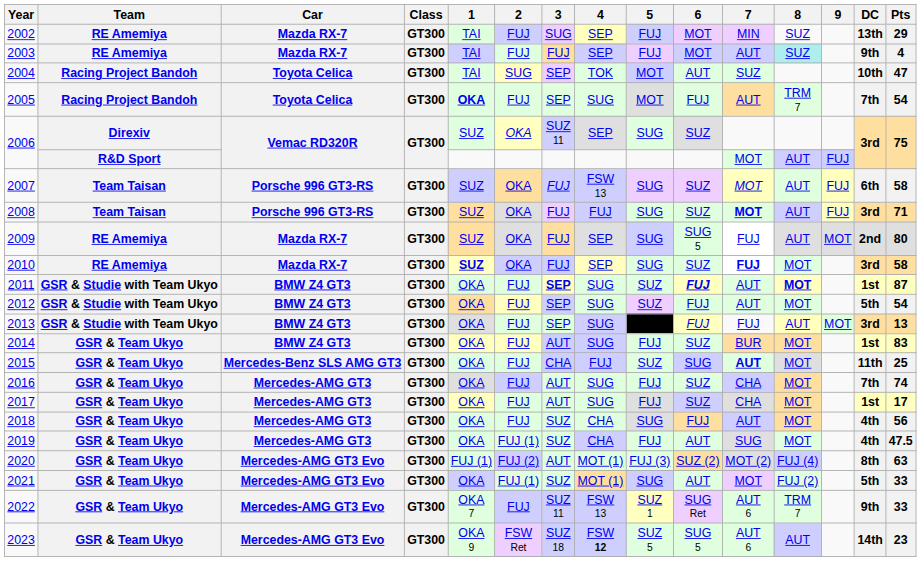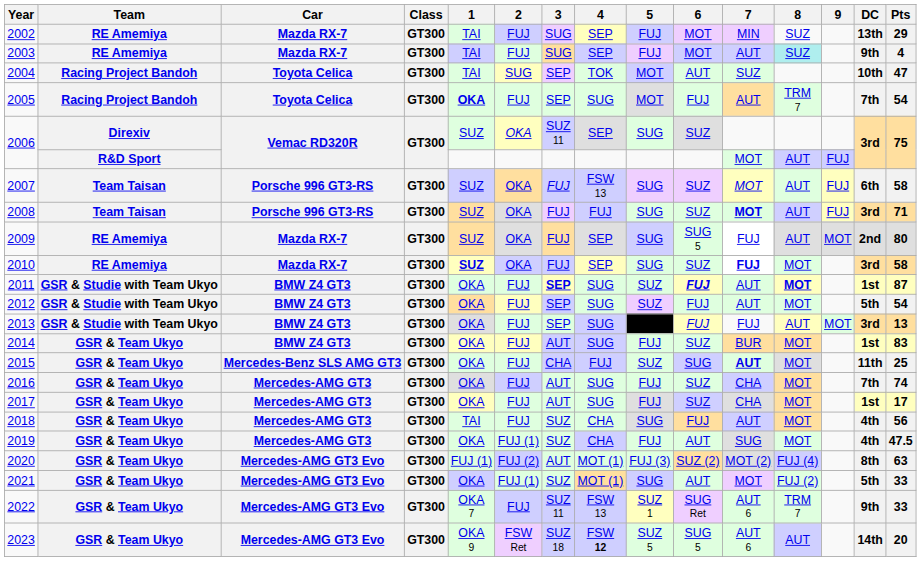(558, 54) FUJ -> (558, 54) SUG
(471, 422) OKA -> (471, 422) TAI
(901, 540) 23 -> (901, 540) 20
